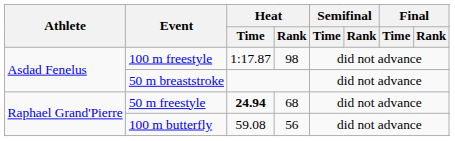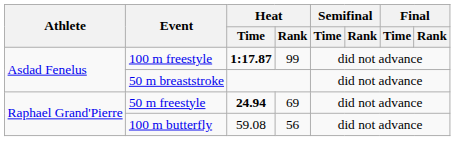(251, 58) normal -> (251, 58) bold
(292, 58) 98 -> (293, 58) 99
(292, 103) 68 -> (293, 103) 69
